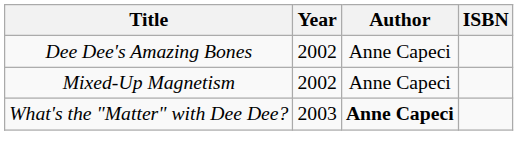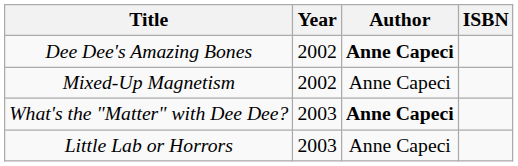(400, 51) normal -> (400, 51) bold
+ row: (149, 144)
